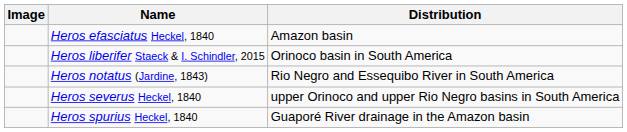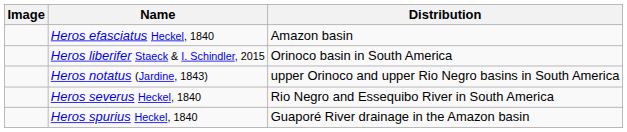(412, 76) Rio Negro and Essequibo River in South America -> (445, 76) upper Orinoco and upper Rio Negro basins in South America
(445, 96) upper Orinoco and upper Rio Negro basins in South America -> (412, 96) Rio Negro and Essequibo River in South America
